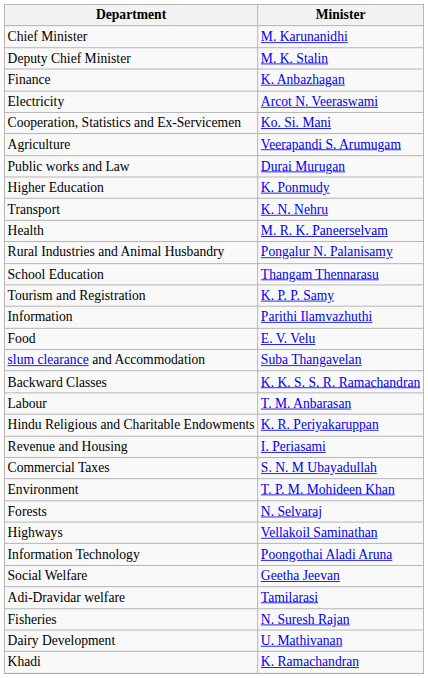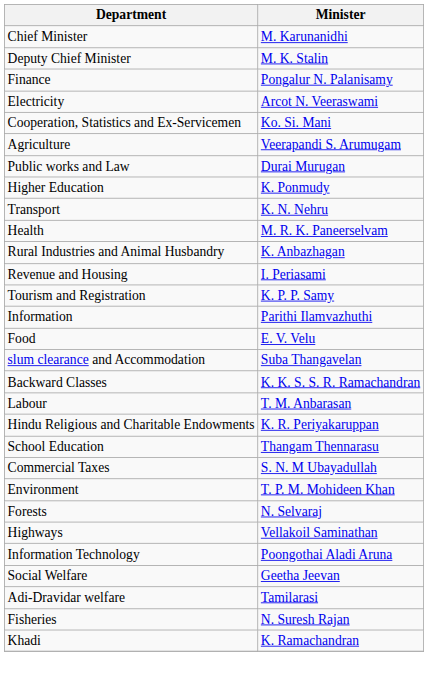(303, 79) K. Anbazhagan -> (327, 79) Pongalur N. Palanisamy
(327, 252) Pongalur N. Palanisamy -> (303, 252) K. Anbazhagan
rows swapped: (68, 446) <-> (56, 274)
- row: (61, 640)
